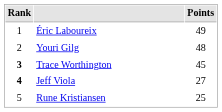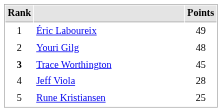(19, 81) bold -> (19, 81) normal
(201, 81) 27 -> (201, 81) 28
